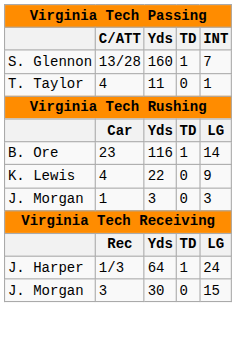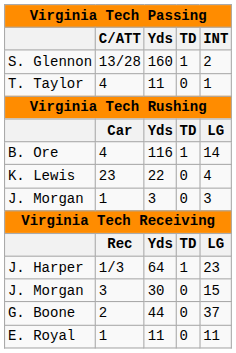(207, 62) 7 -> (207, 62) 2
(107, 153) 23 -> (103, 153) 4
(103, 176) 4 -> (107, 176) 23
(207, 176) 9 -> (207, 176) 4
(212, 268) 24 -> (212, 268) 23
+ row: (42, 313)
+ row: (42, 336)
